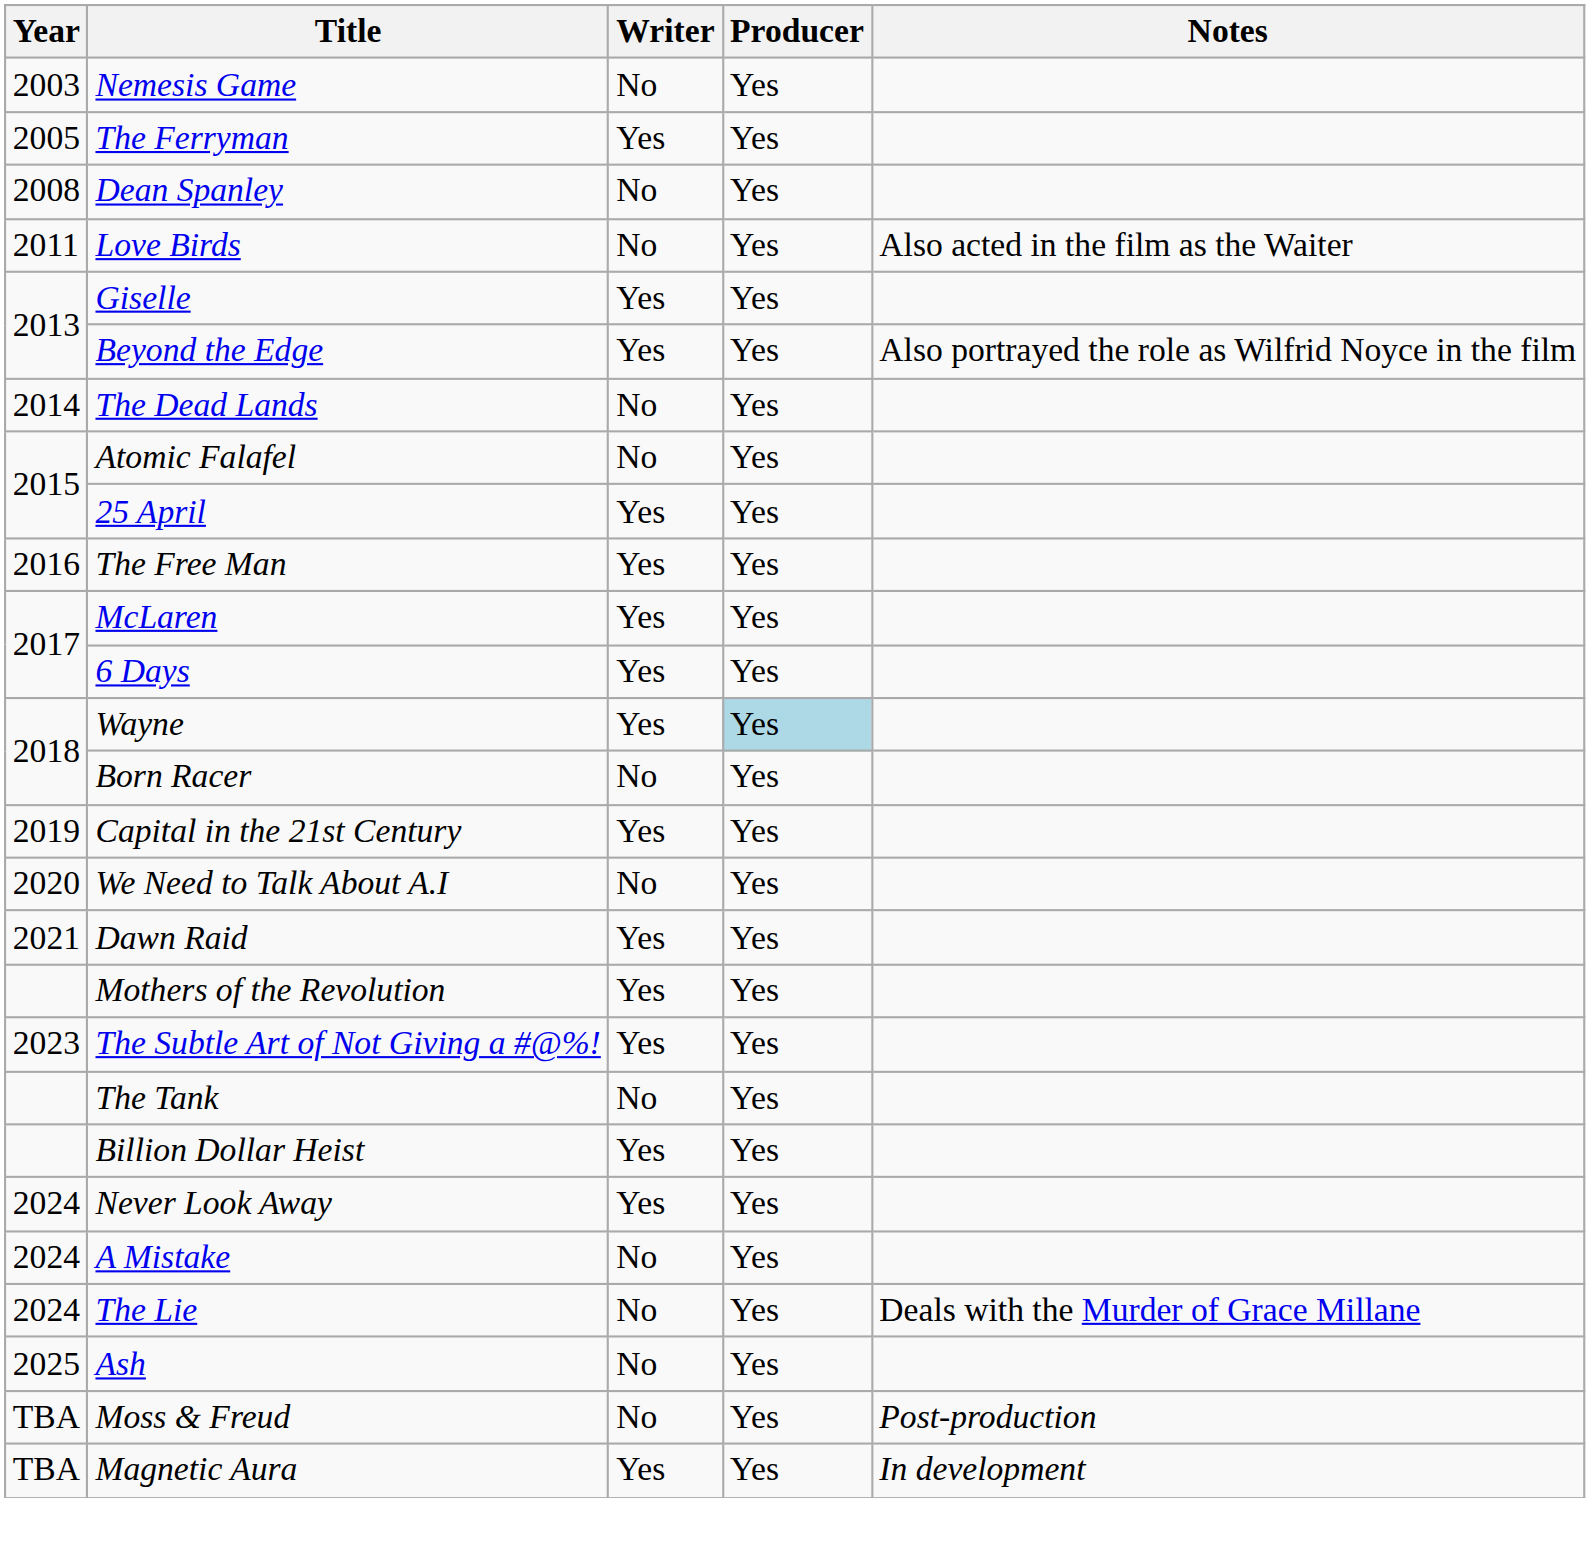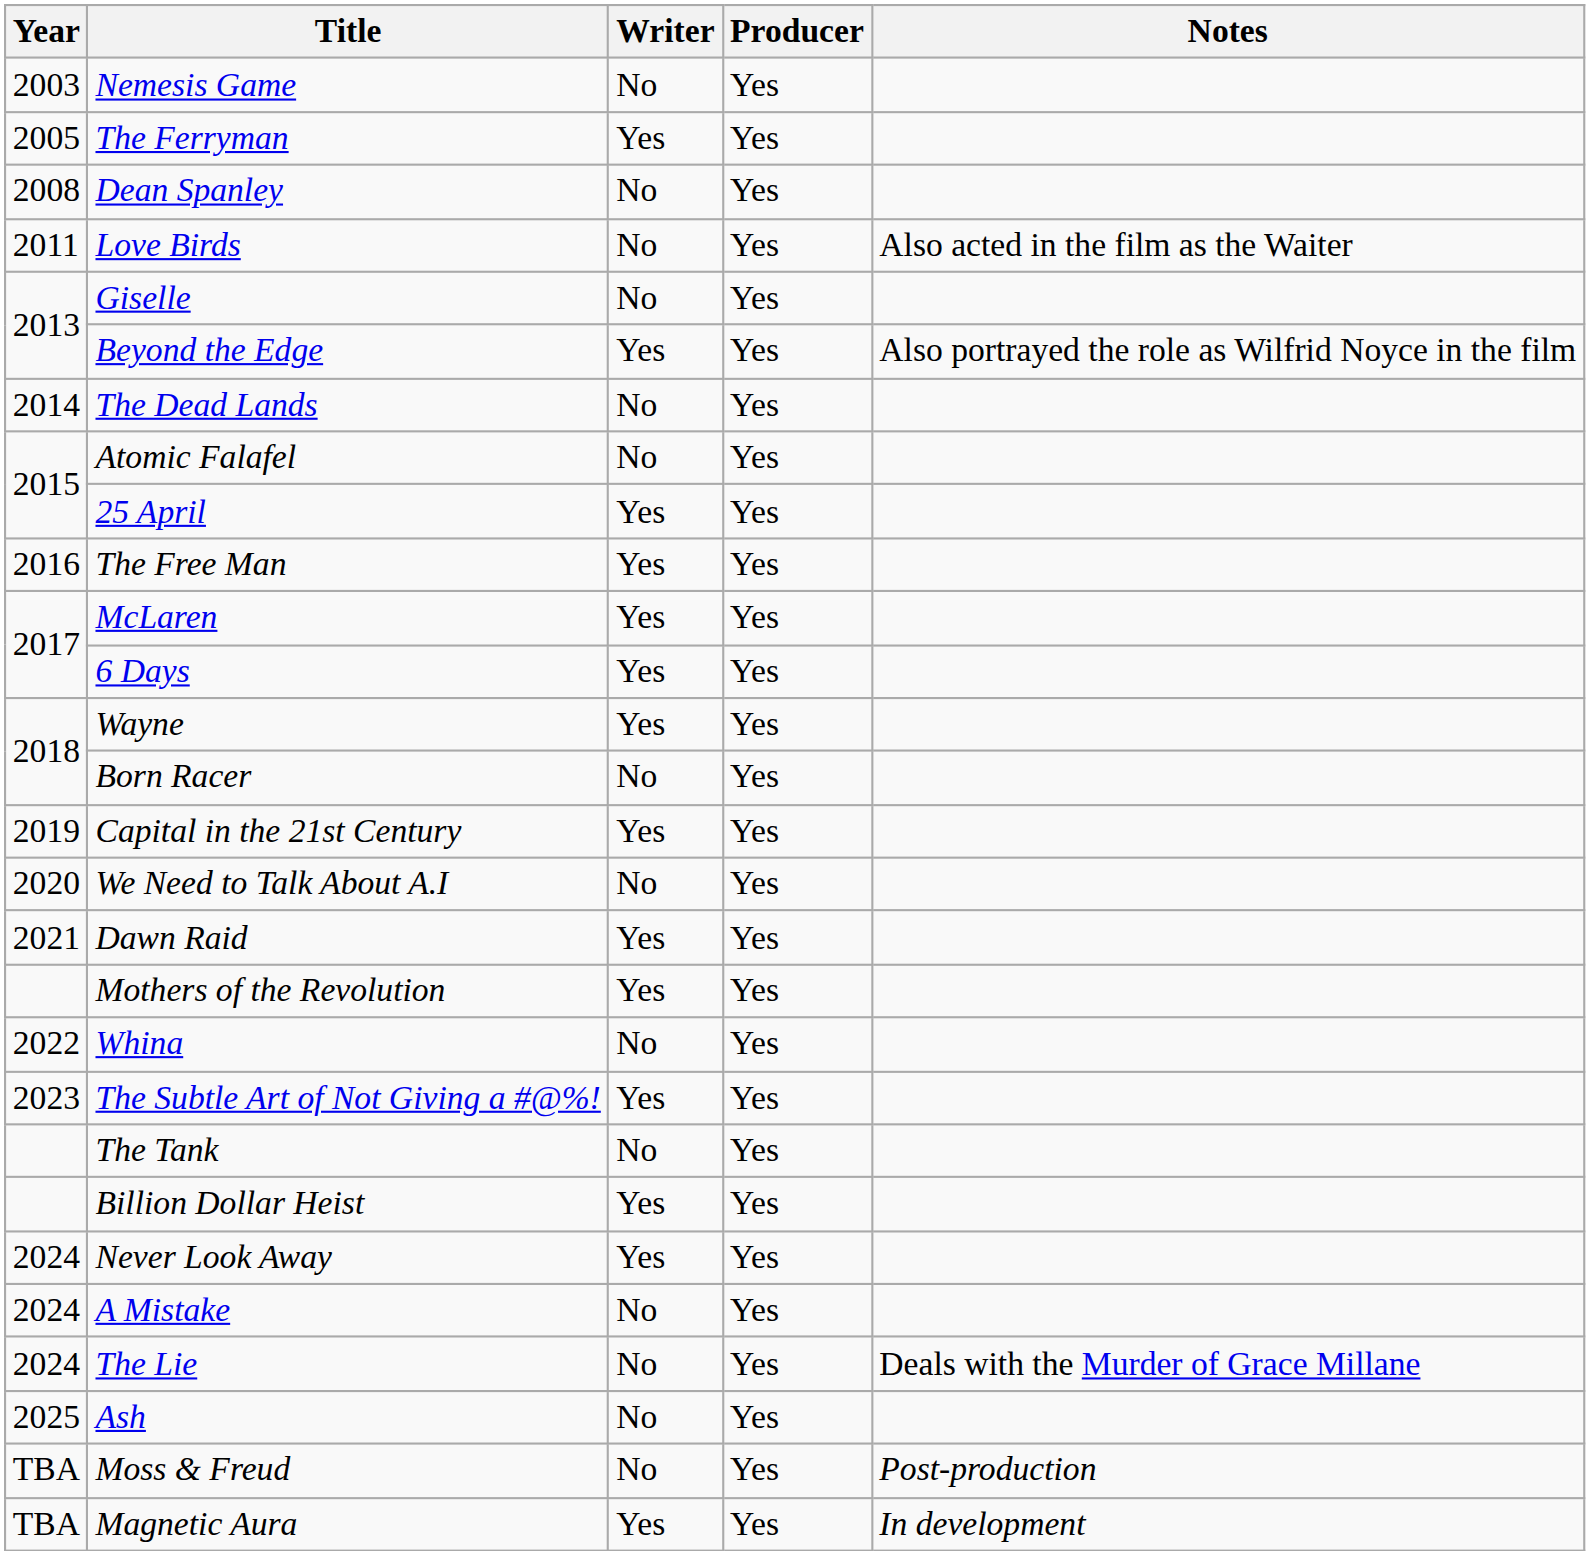(641, 297) Yes -> (637, 297) No
(755, 723) lightblue background -> (755, 723) no background
+ row: (139, 1043)
